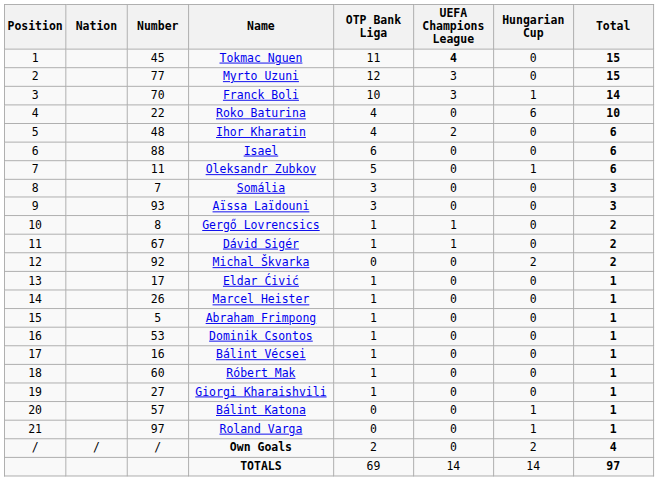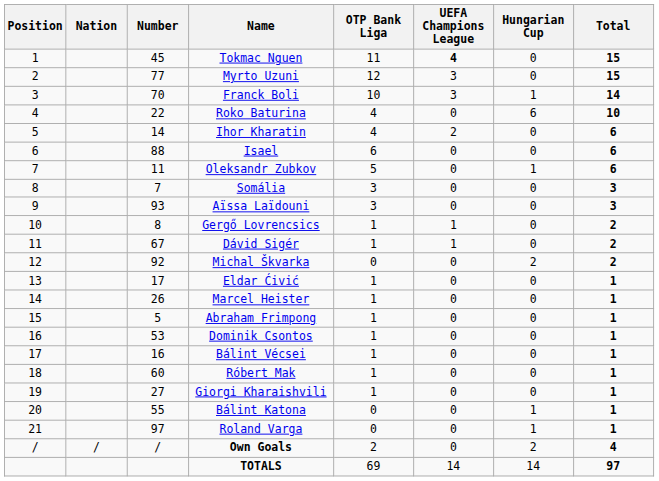(158, 133) 48 -> (158, 133) 14
(158, 411) 57 -> (158, 411) 55
